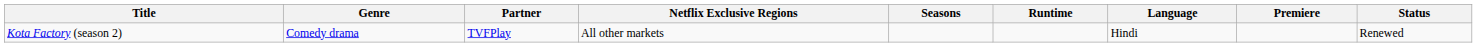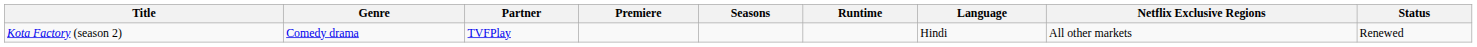columns swapped: (1297, 13) <-> (733, 13)
